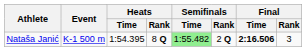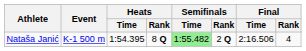(256, 40) bold -> (256, 40) normal
(289, 40) 3 -> (289, 40) 4
